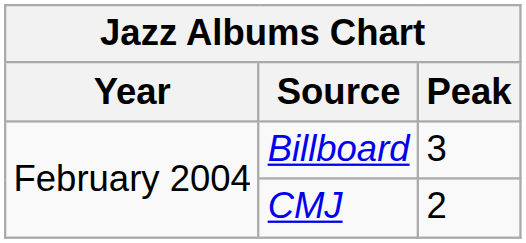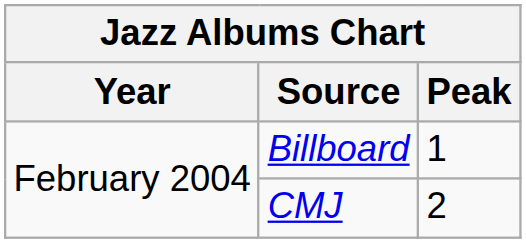(437, 149) 3 -> (437, 149) 1
